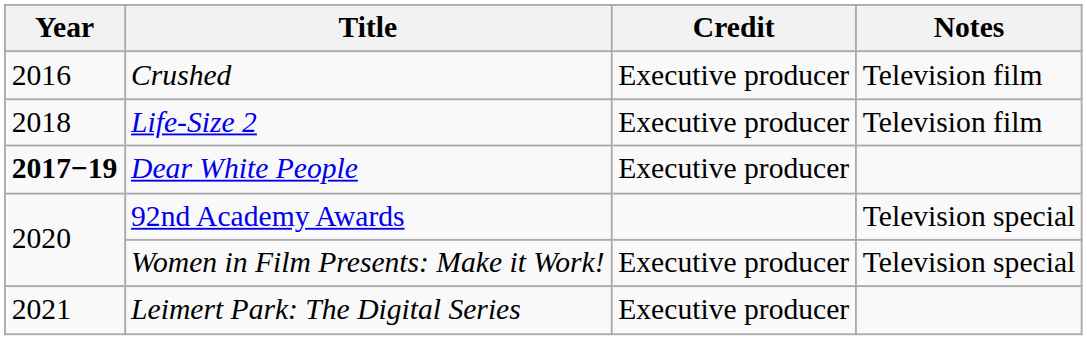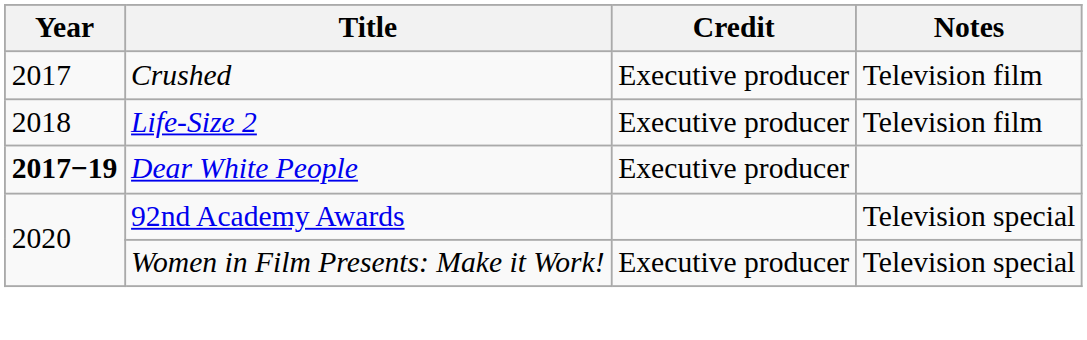(41, 74) 2016 -> (41, 74) 2017
- row: (326, 309)
